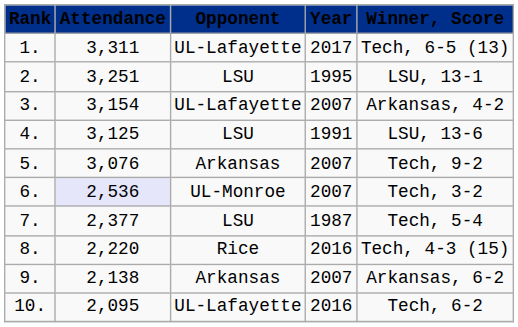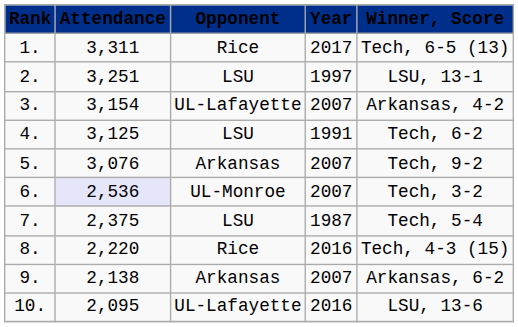(238, 48) UL-Lafayette -> (238, 48) Rice
(331, 77) 1995 -> (331, 77) 1997
(435, 134) LSU, 13-6 -> (435, 134) Tech, 6-2
(113, 221) 2,377 -> (113, 221) 2,375
(435, 307) Tech, 6-2 -> (435, 307) LSU, 13-6
